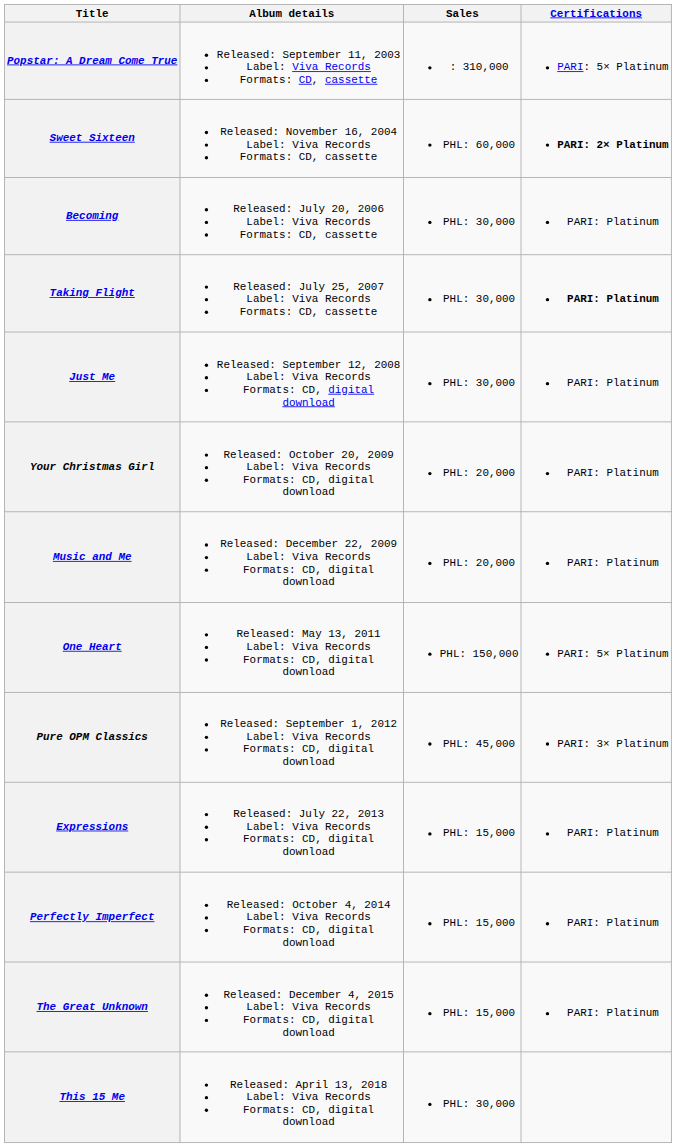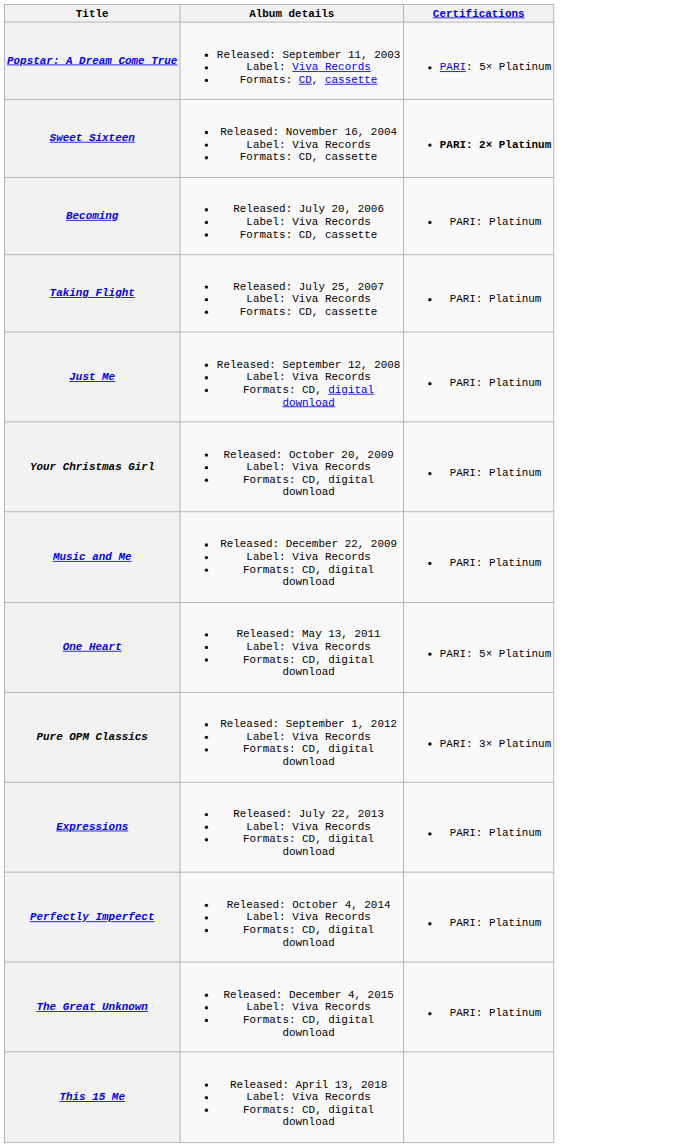- column: (462, 13)
(596, 300) bold -> (479, 300) normal
